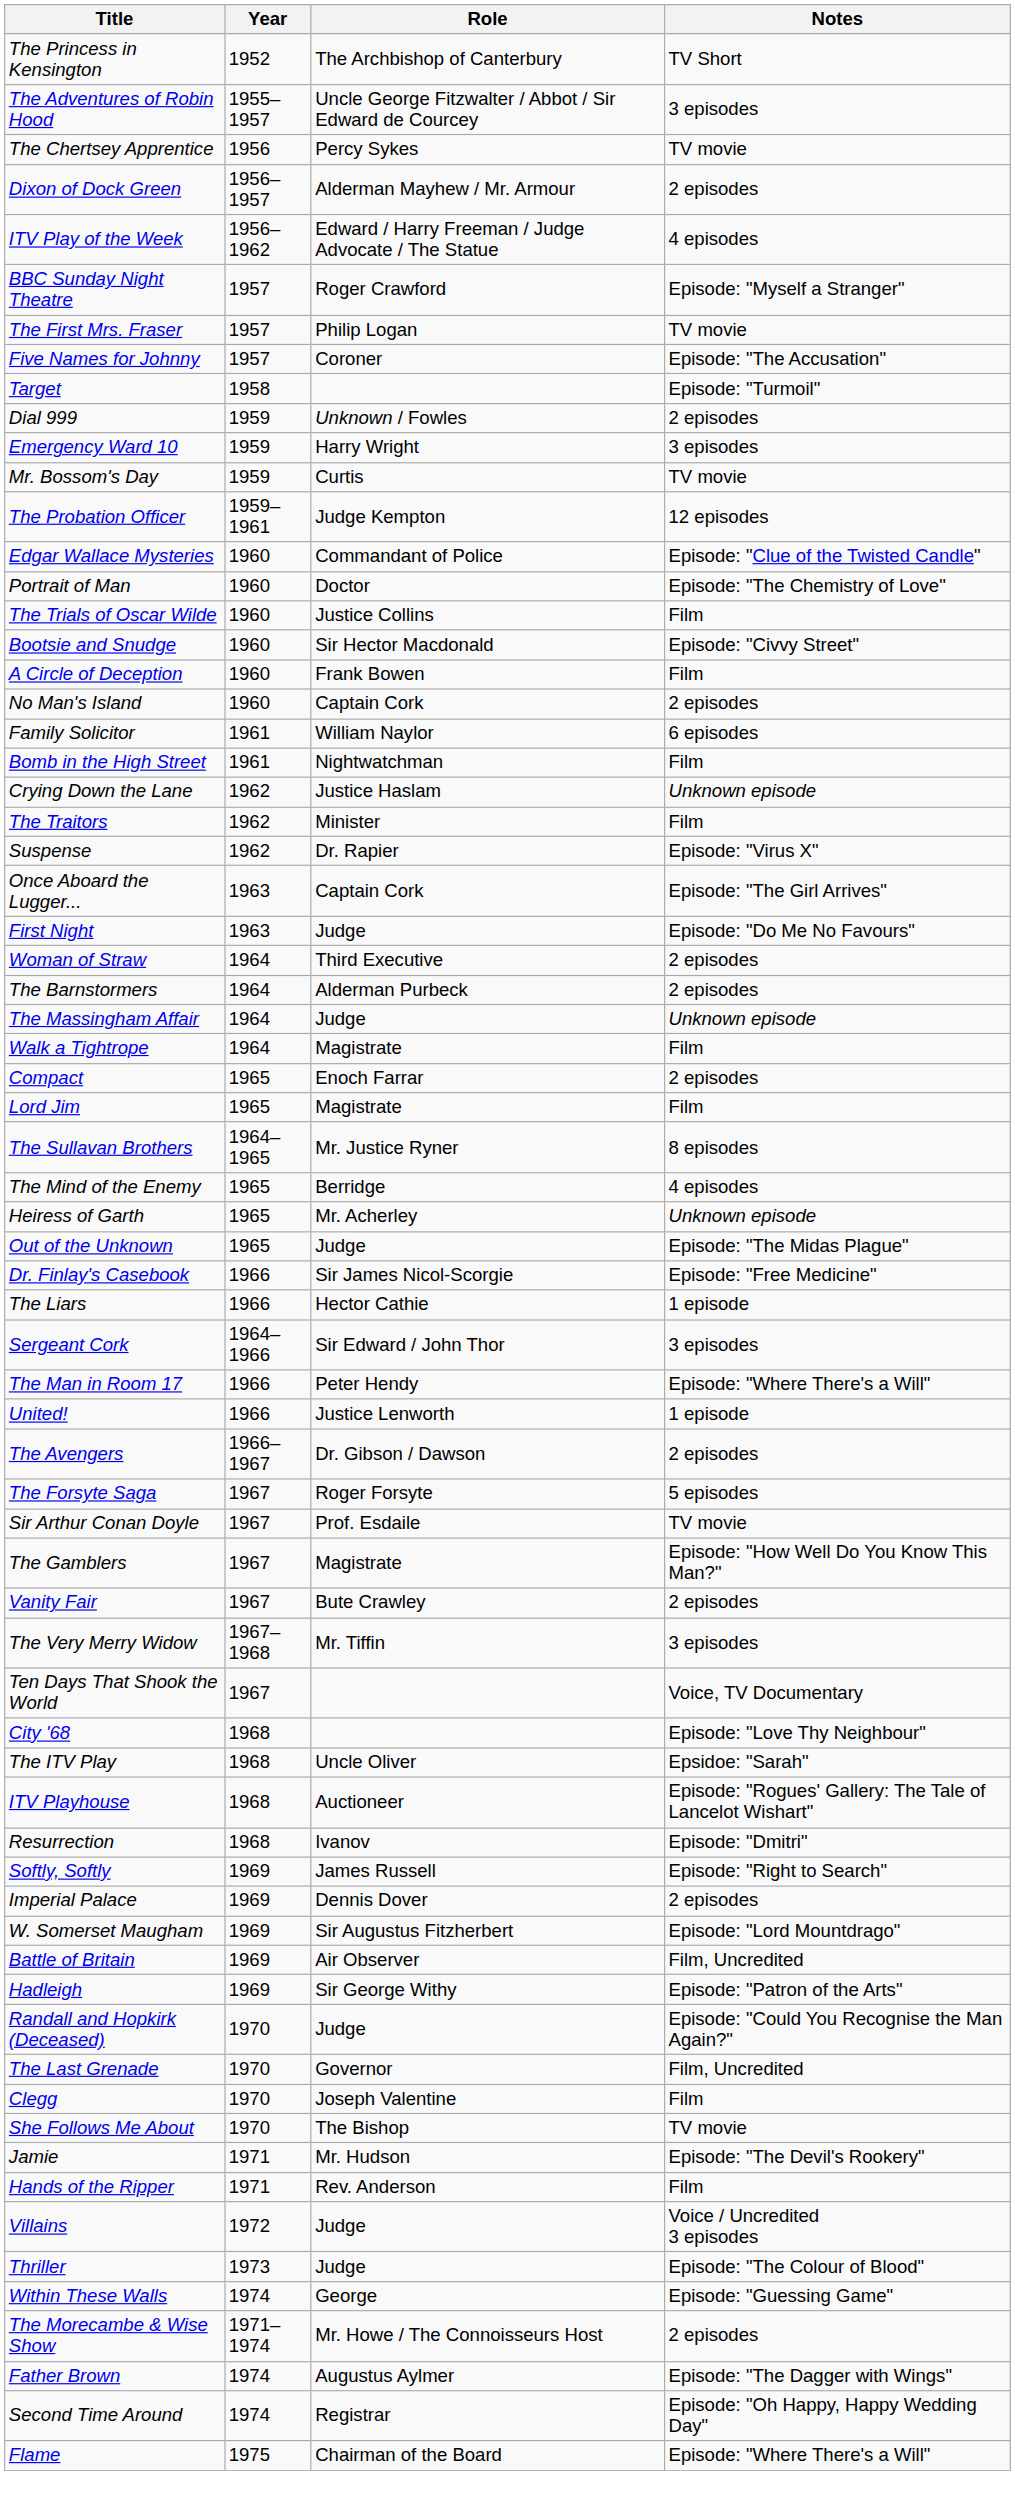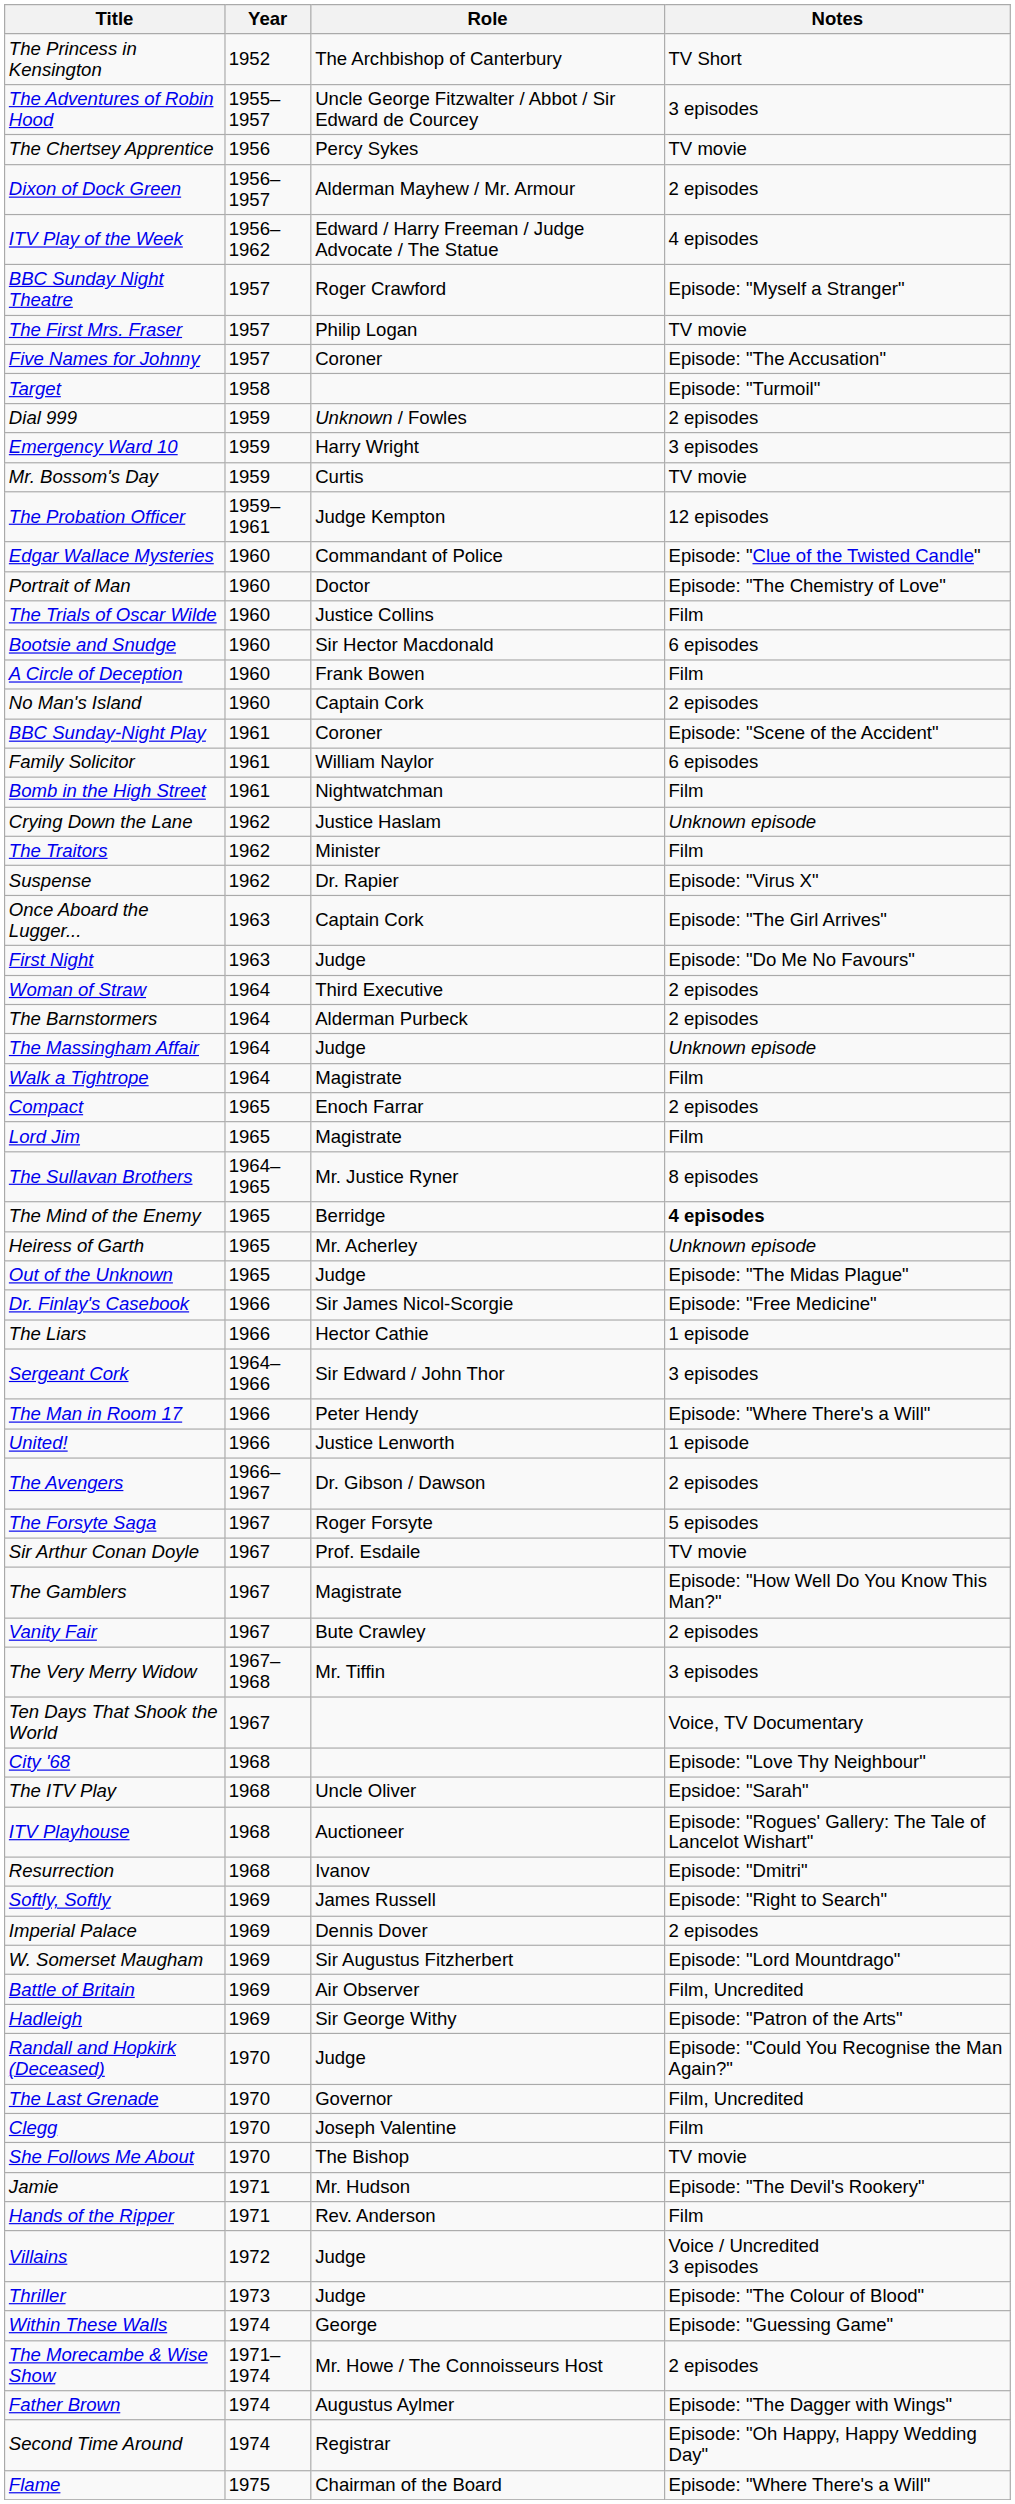(764, 644) Episode: "Civvy Street" -> (713, 644) 6 episodes
+ row: (107, 733)
(713, 1187) normal -> (716, 1216) bold
